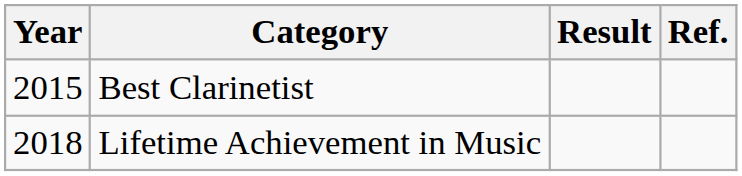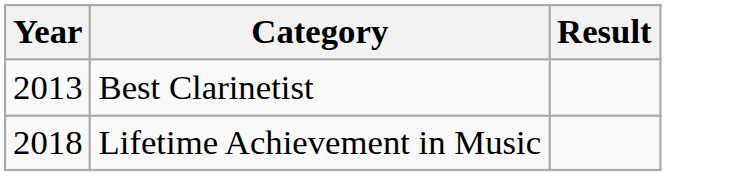- column: (698, 32)
(48, 87) 2015 -> (48, 87) 2013
